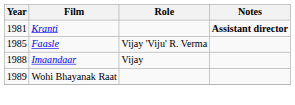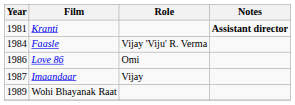(17, 44) 1985 -> (17, 44) 1984
+ row: (48, 60)
(17, 60) 1988 -> (17, 76) 1987
